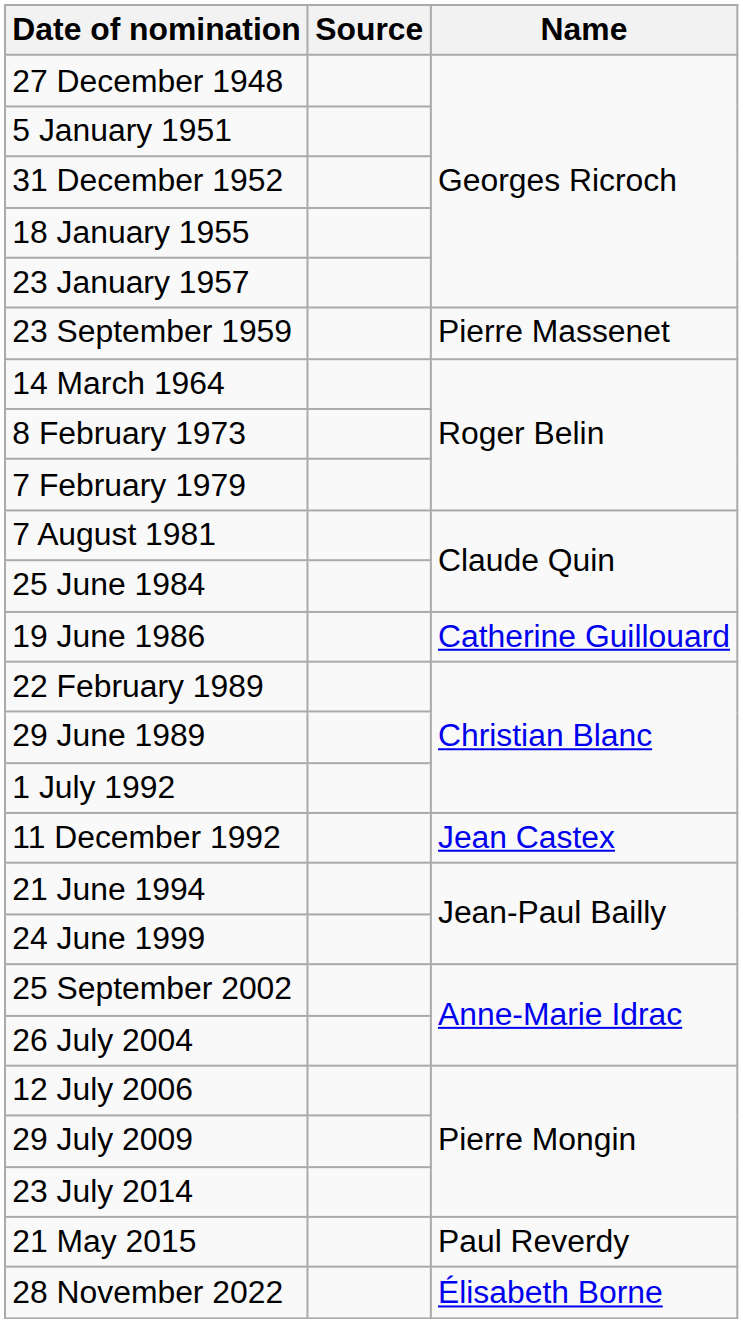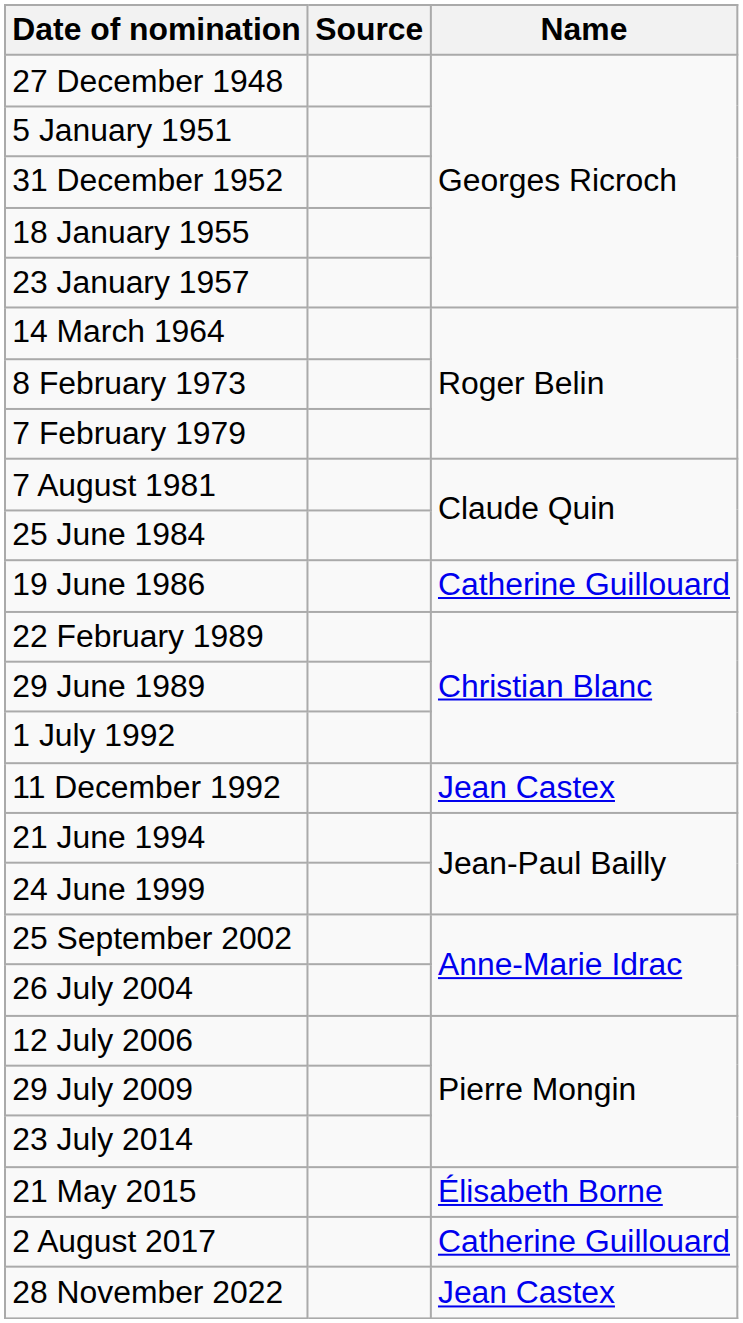- row: (152, 332)
(534, 1241) Paul Reverdy -> (550, 1191) Élisabeth Borne
+ row: (114, 1241)
(550, 1292) Élisabeth Borne -> (526, 1292) Jean Castex
